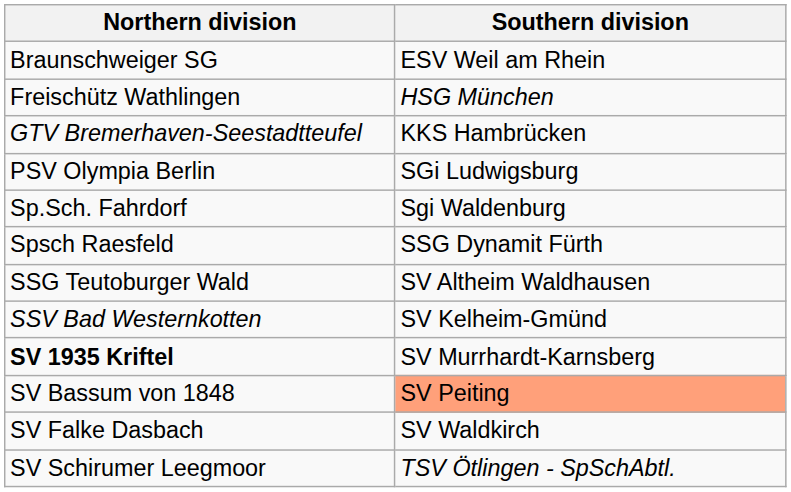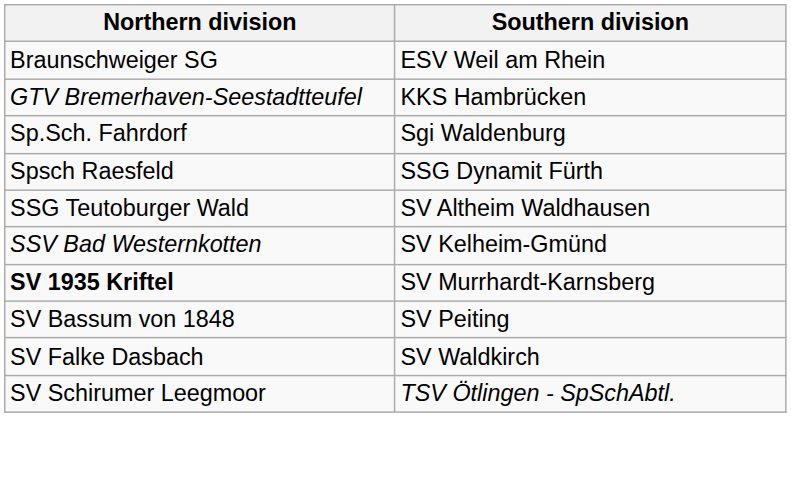- row: (125, 97)
- row: (113, 171)
(455, 393) lightsalmon background -> (455, 319) no background
